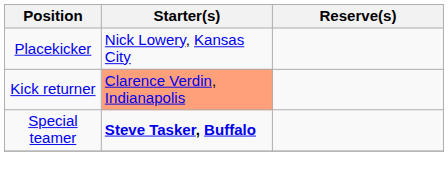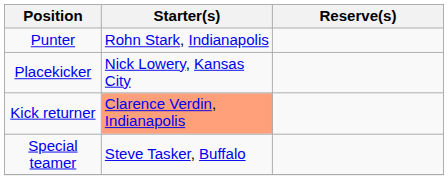+ row: (53, 40)
(180, 130) bold -> (175, 154) normal
